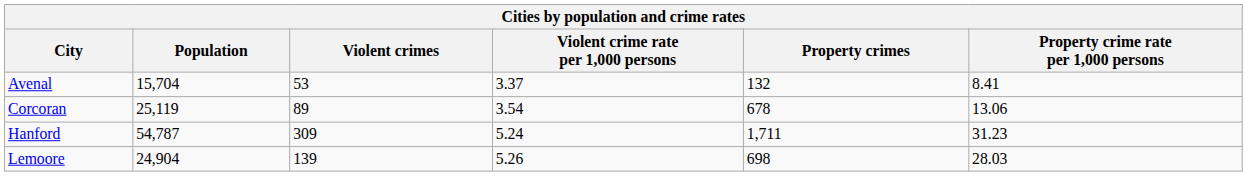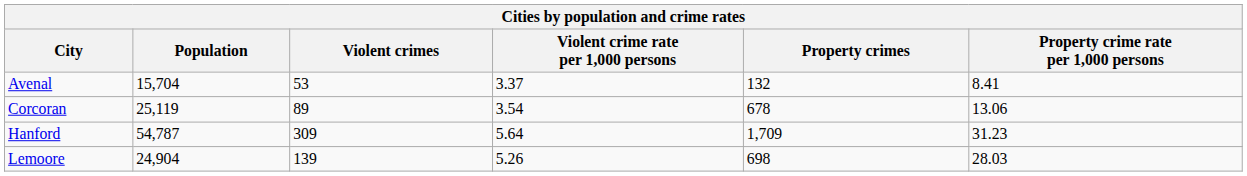(510, 134) 5.24 -> (510, 134) 5.64
(764, 134) 1,711 -> (764, 134) 1,709
